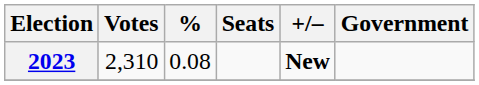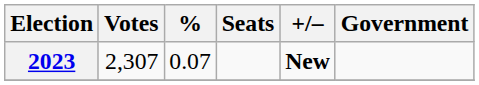(132, 60) 2,310 -> (132, 60) 2,307
(190, 60) 0.08 -> (190, 60) 0.07
